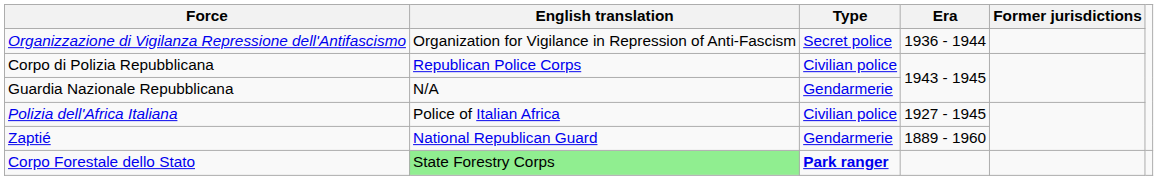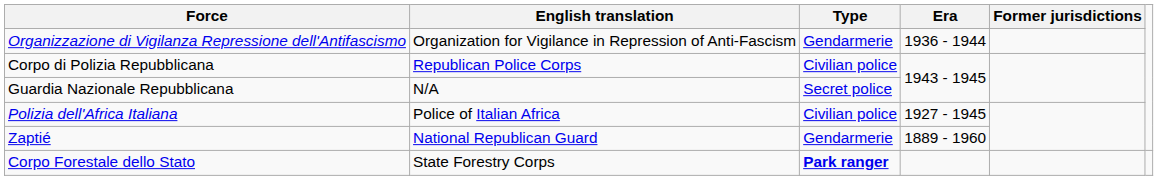(848, 41) Secret police -> (848, 41) Gendarmerie
(848, 89) Gendarmerie -> (848, 89) Secret police
(484, 162) lightgreen background -> (484, 162) no background
